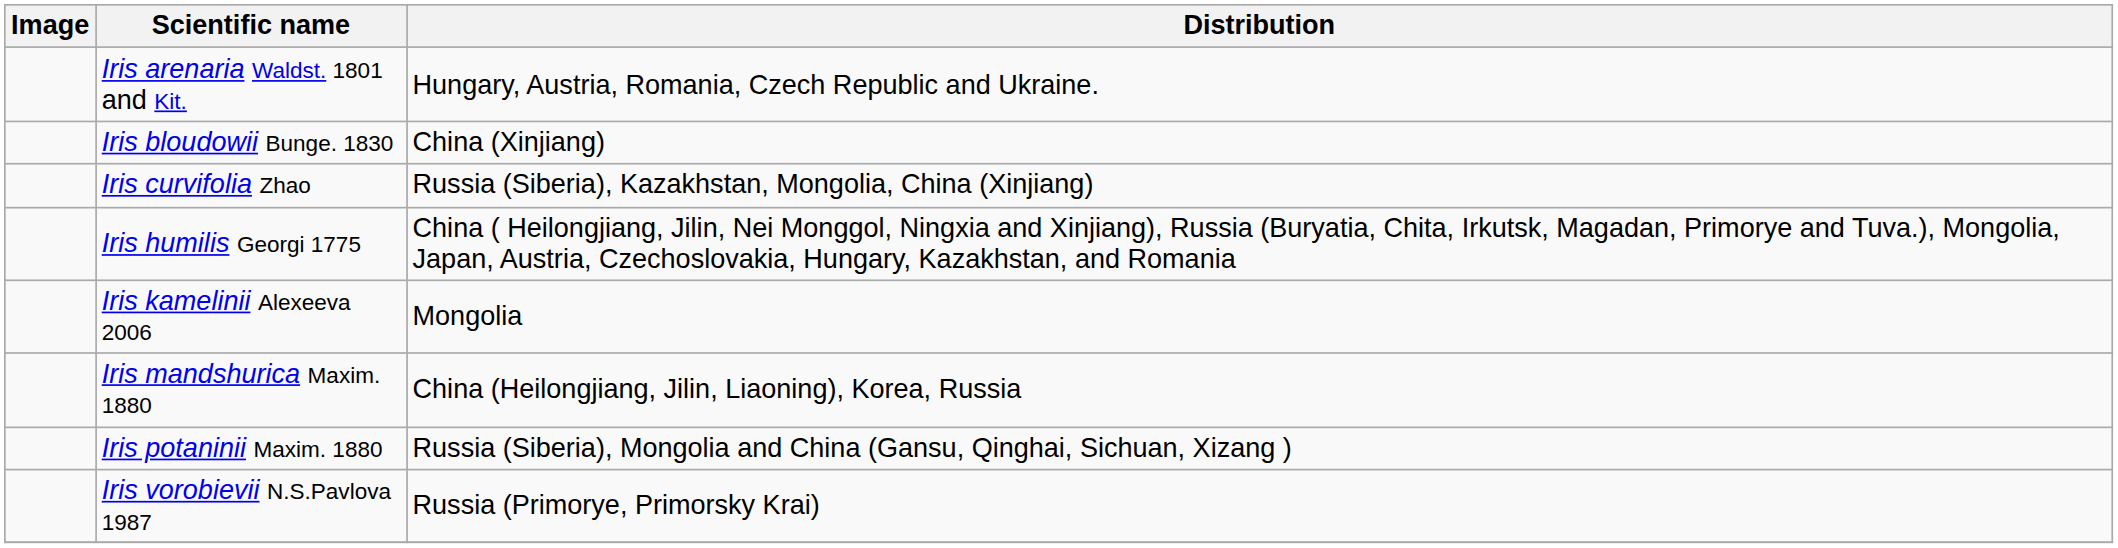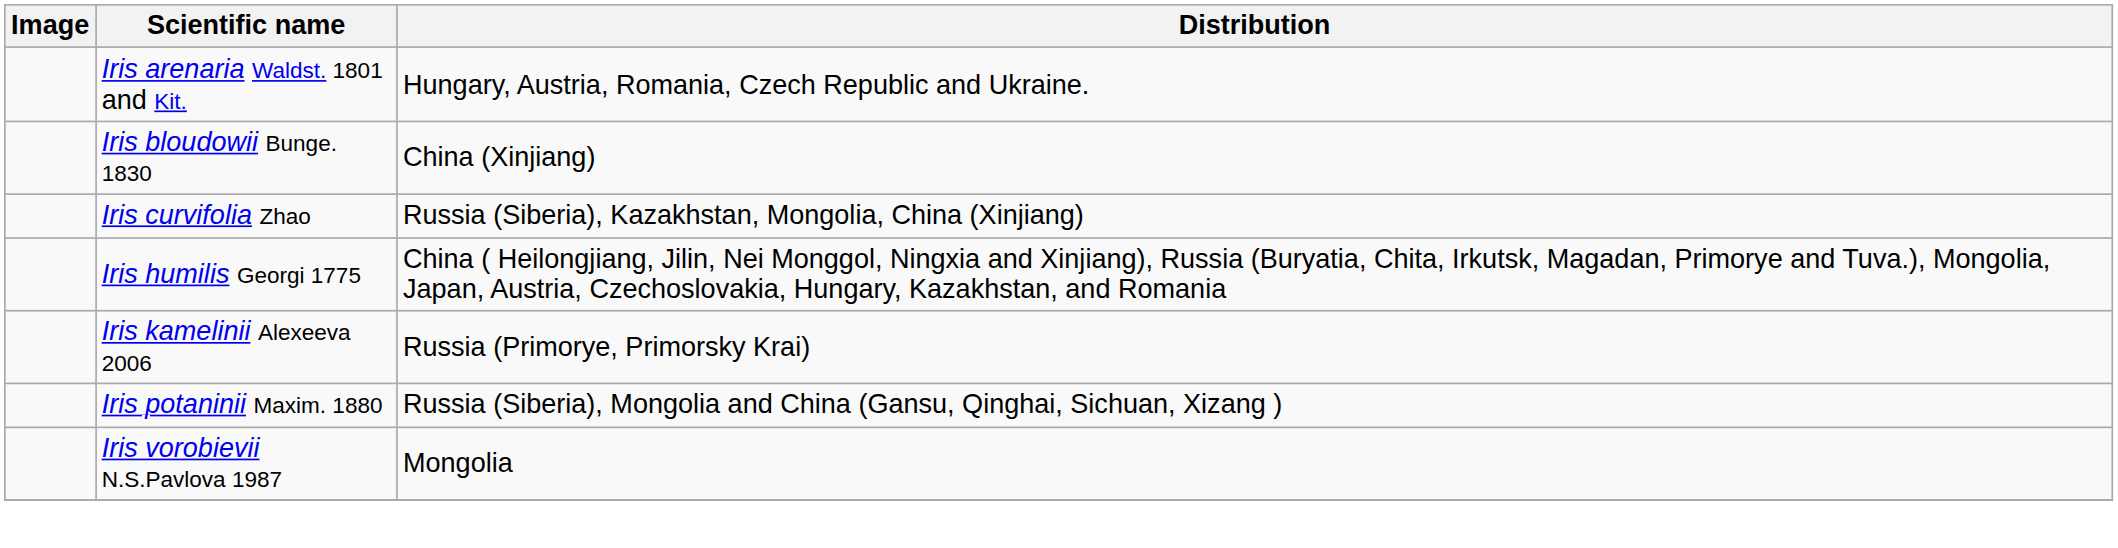(467, 316) Mongolia -> (607, 346) Russia (Primorye, Primorsky Krai)
- row: (241, 389)
(616, 505) Russia (Primorye, Primorsky Krai) -> (458, 463) Mongolia
